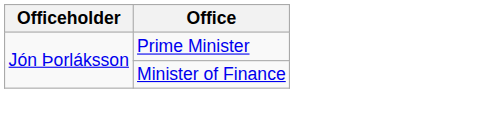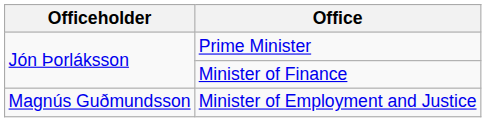+ row: (338, 102)
